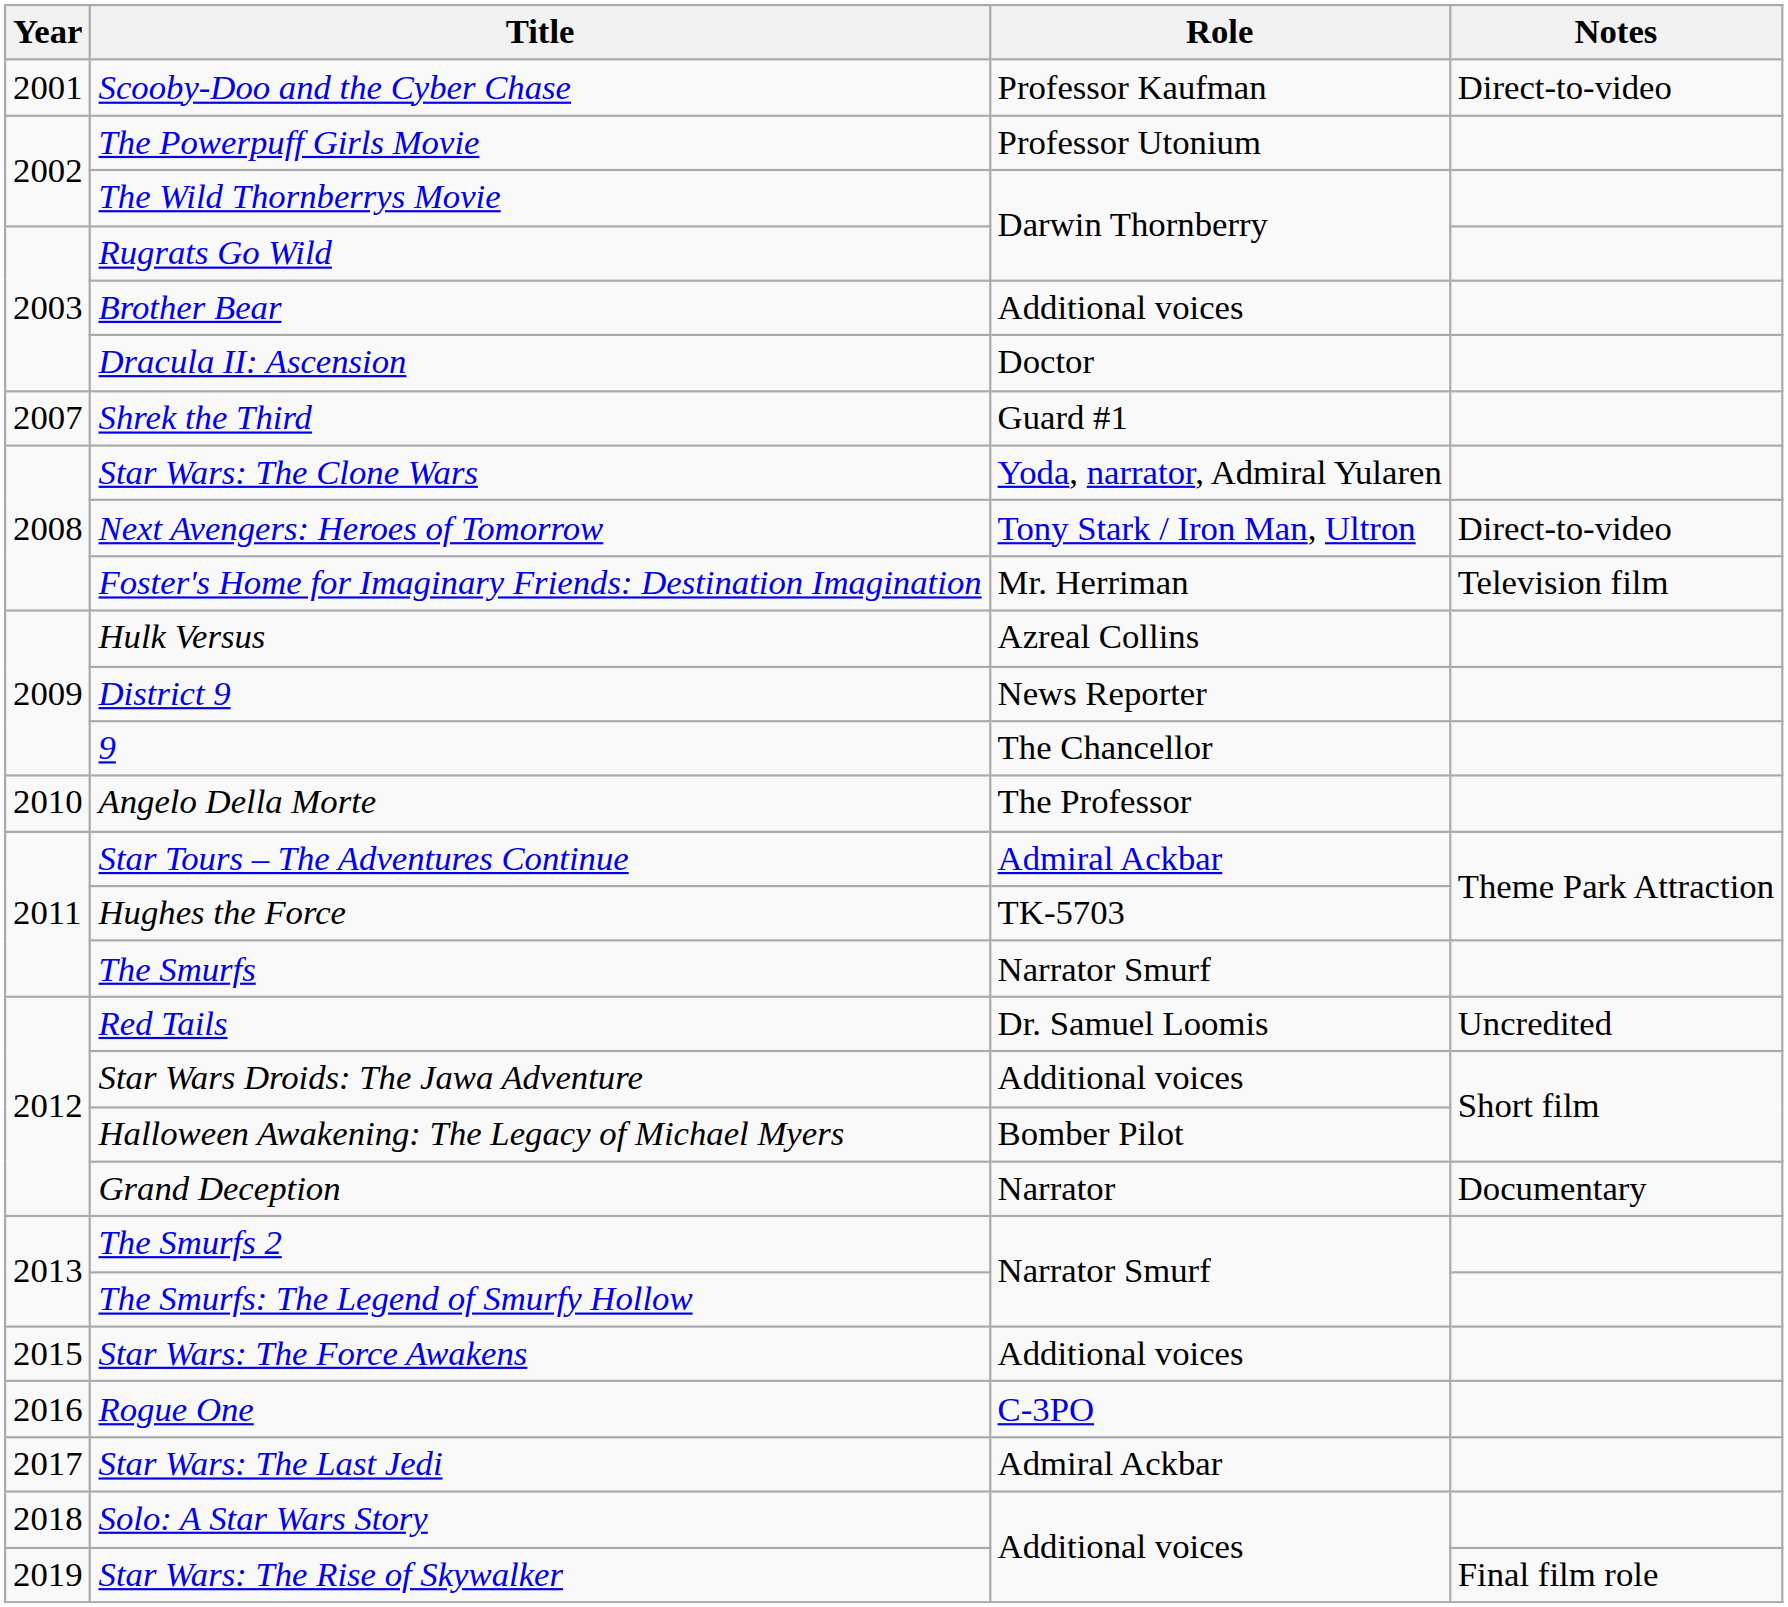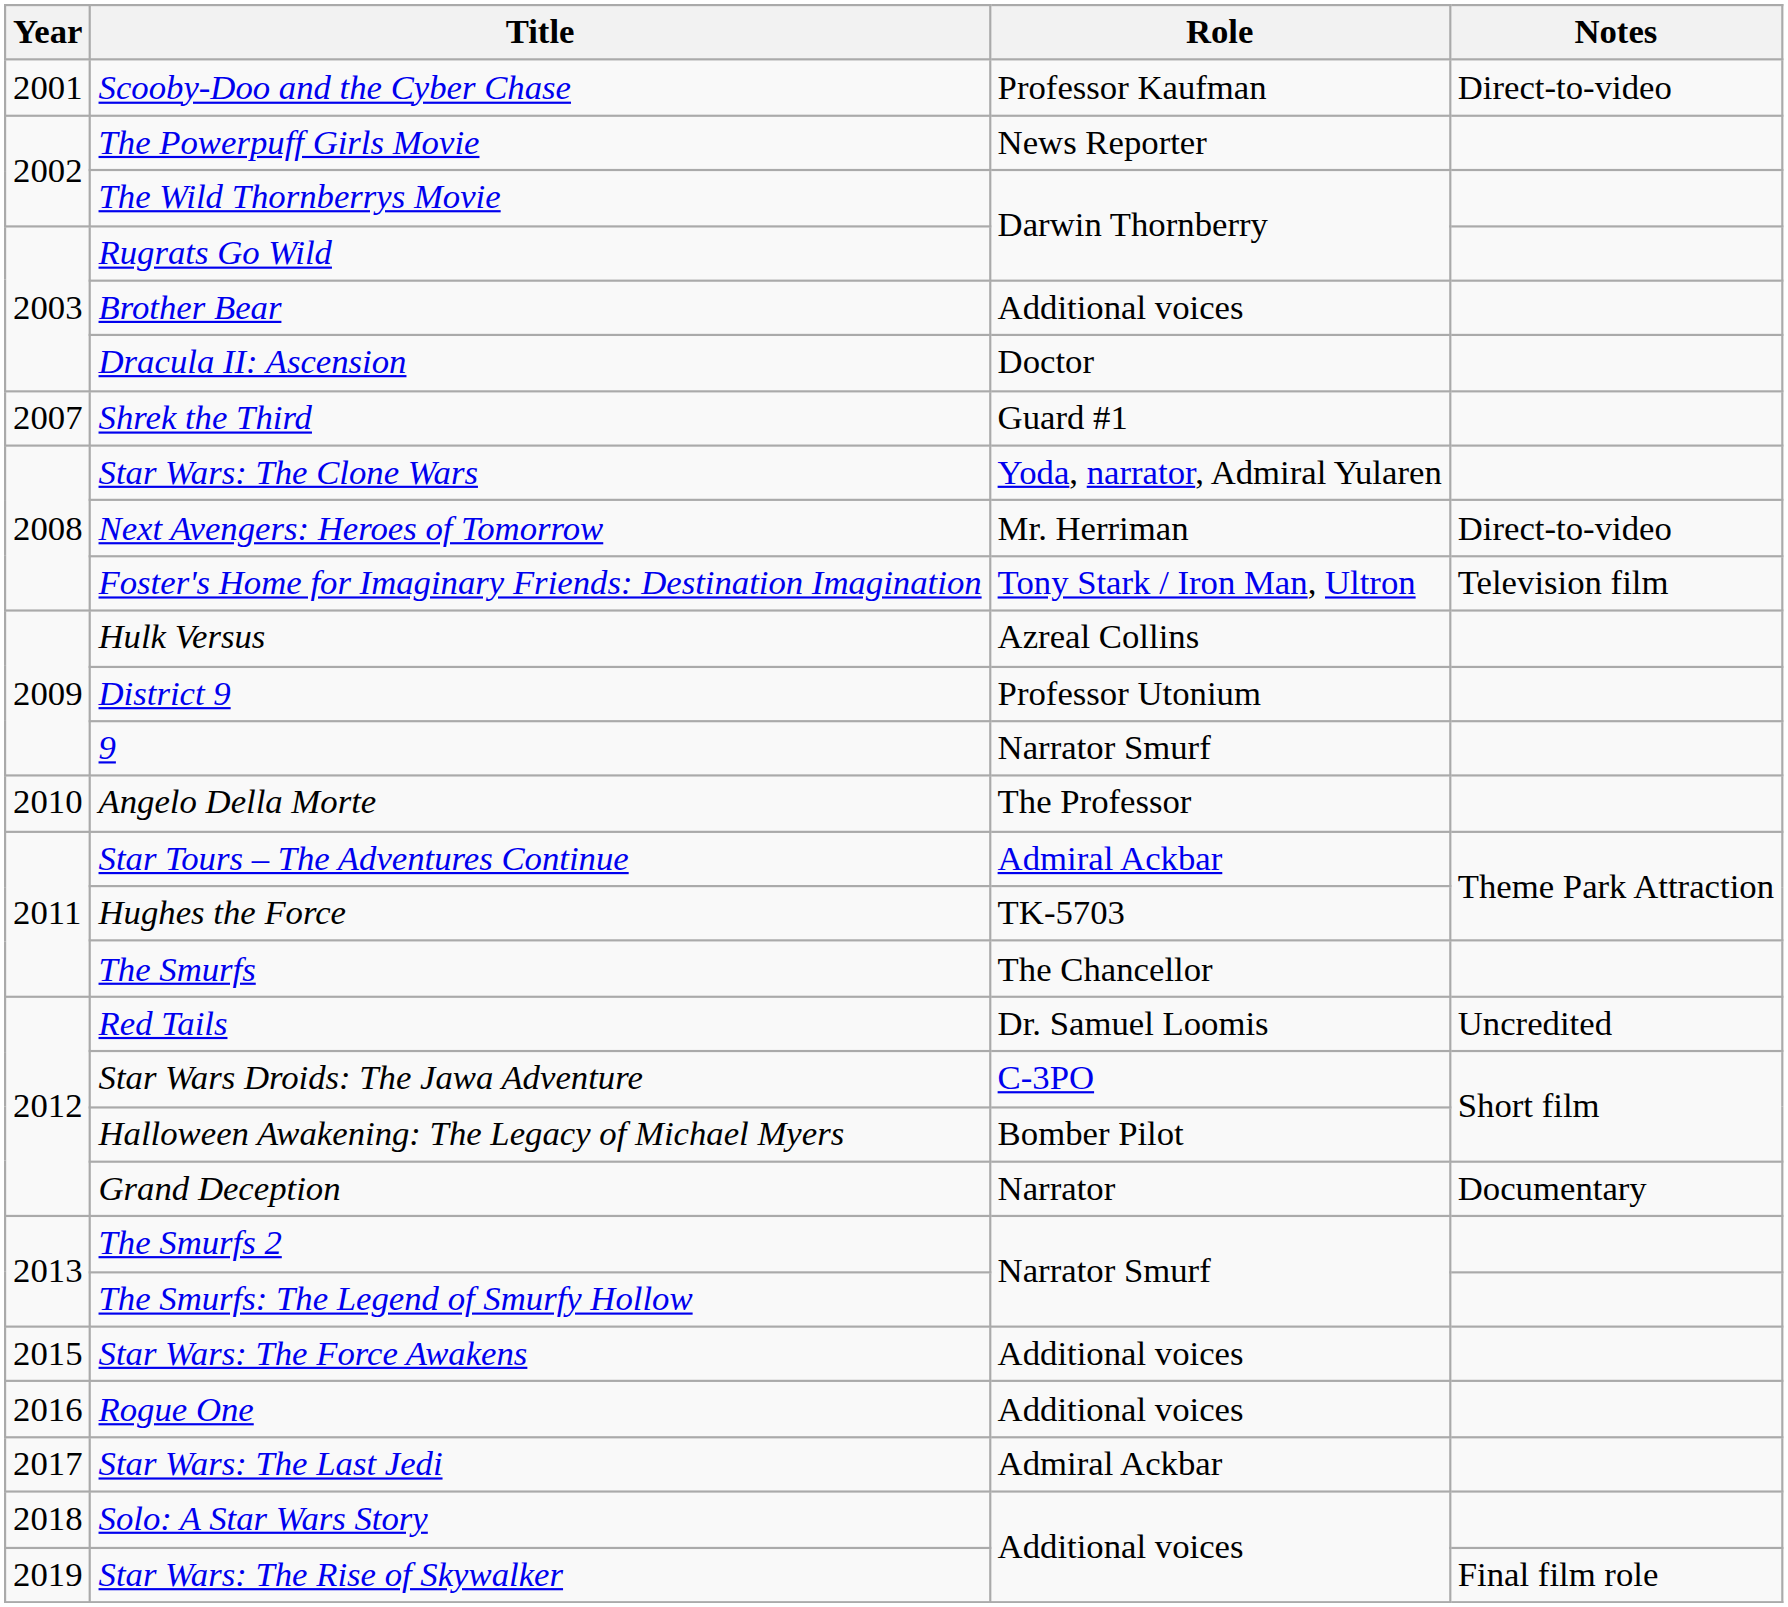(1129, 142) Professor Utonium -> (1102, 142) News Reporter
(1207, 527) Tony Stark / Iron Man, Ultron -> (1093, 527) Mr. Herriman
(1093, 582) Mr. Herriman -> (1207, 582) Tony Stark / Iron Man, Ultron
(1102, 692) News Reporter -> (1129, 692) Professor Utonium
(1105, 747) The Chancellor -> (1104, 747) Narrator Smurf
(1104, 968) Narrator Smurf -> (1105, 968) The Chancellor
(1121, 1078) Additional voices -> (1046, 1078) C-3PO
(1046, 1408) C-3PO -> (1121, 1408) Additional voices
